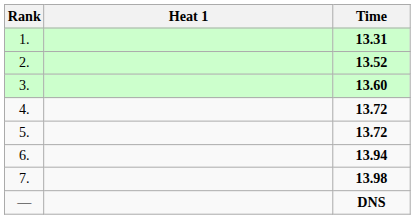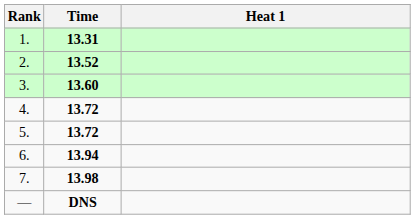columns swapped: (188, 16) <-> (371, 16)
